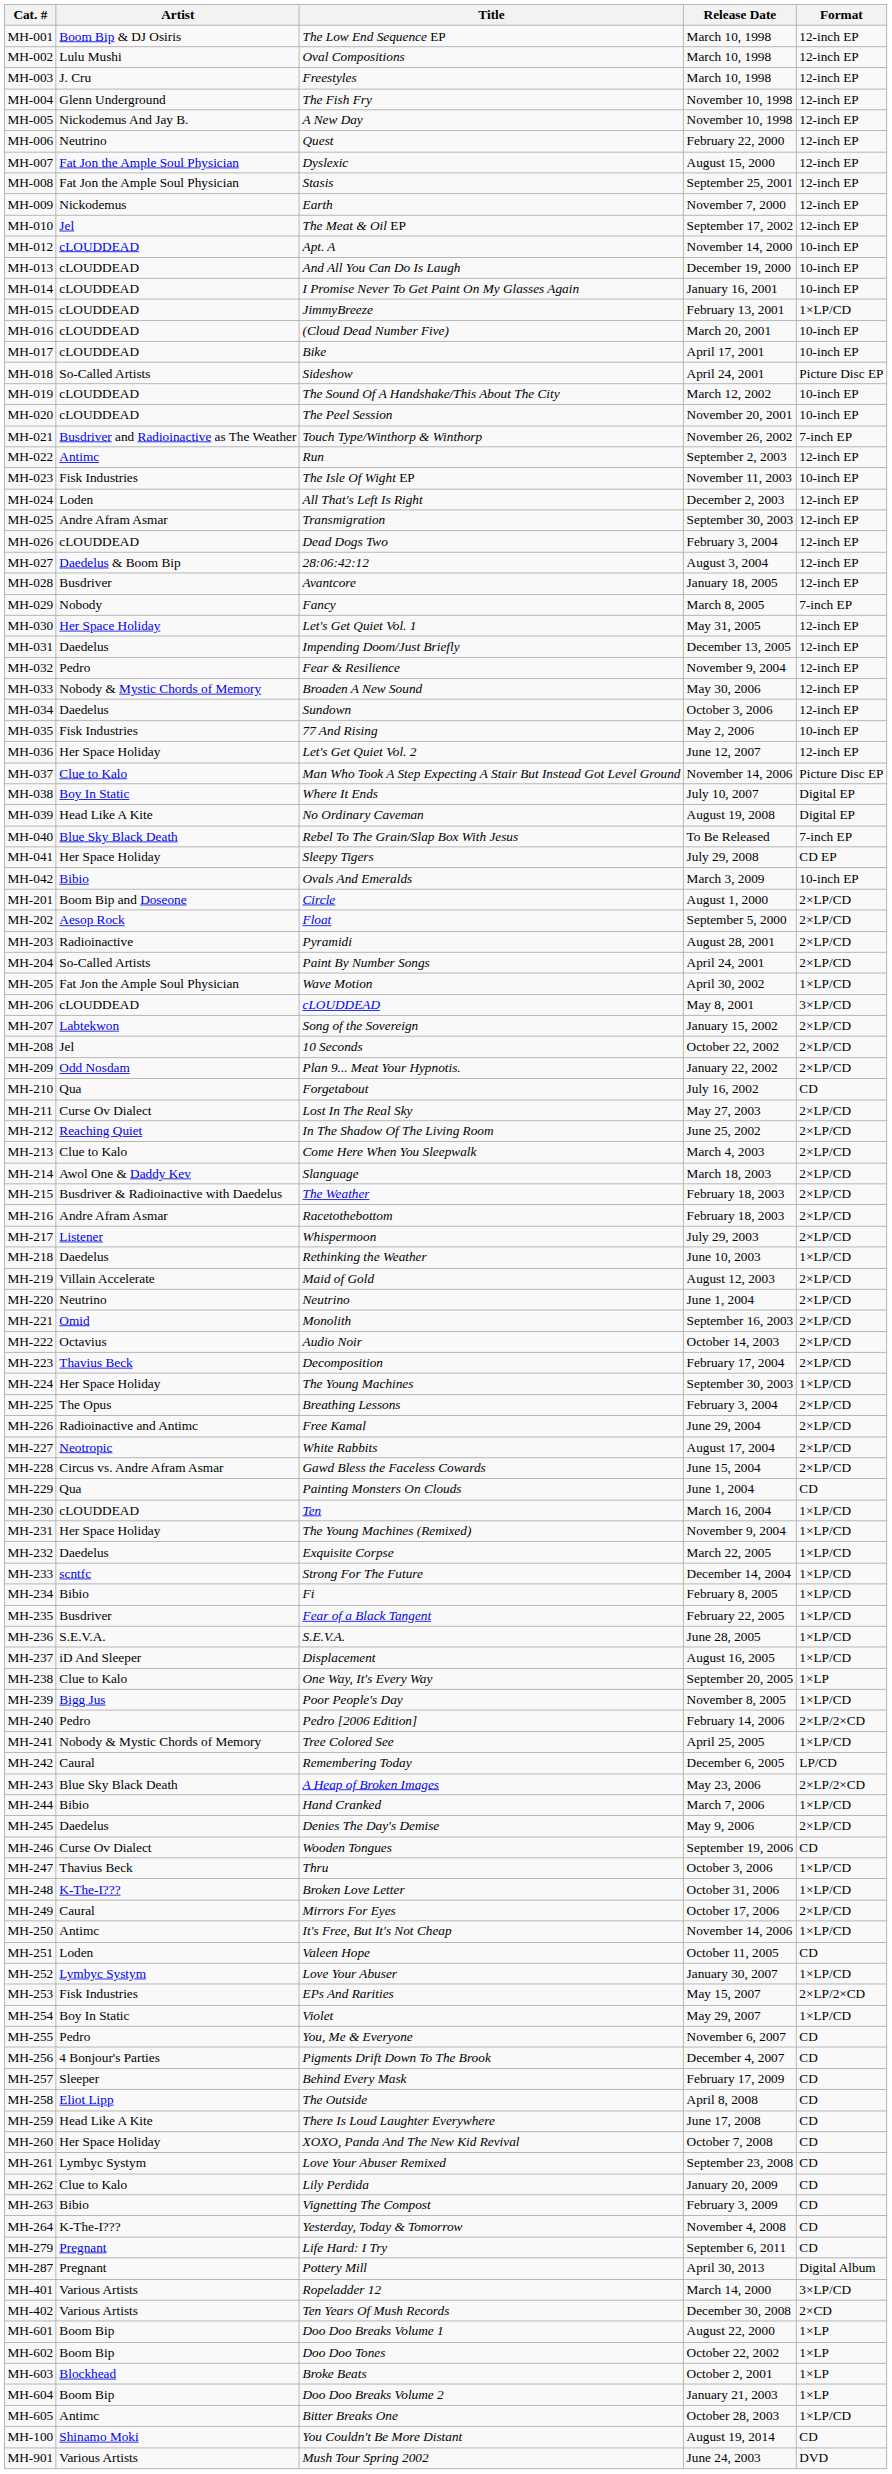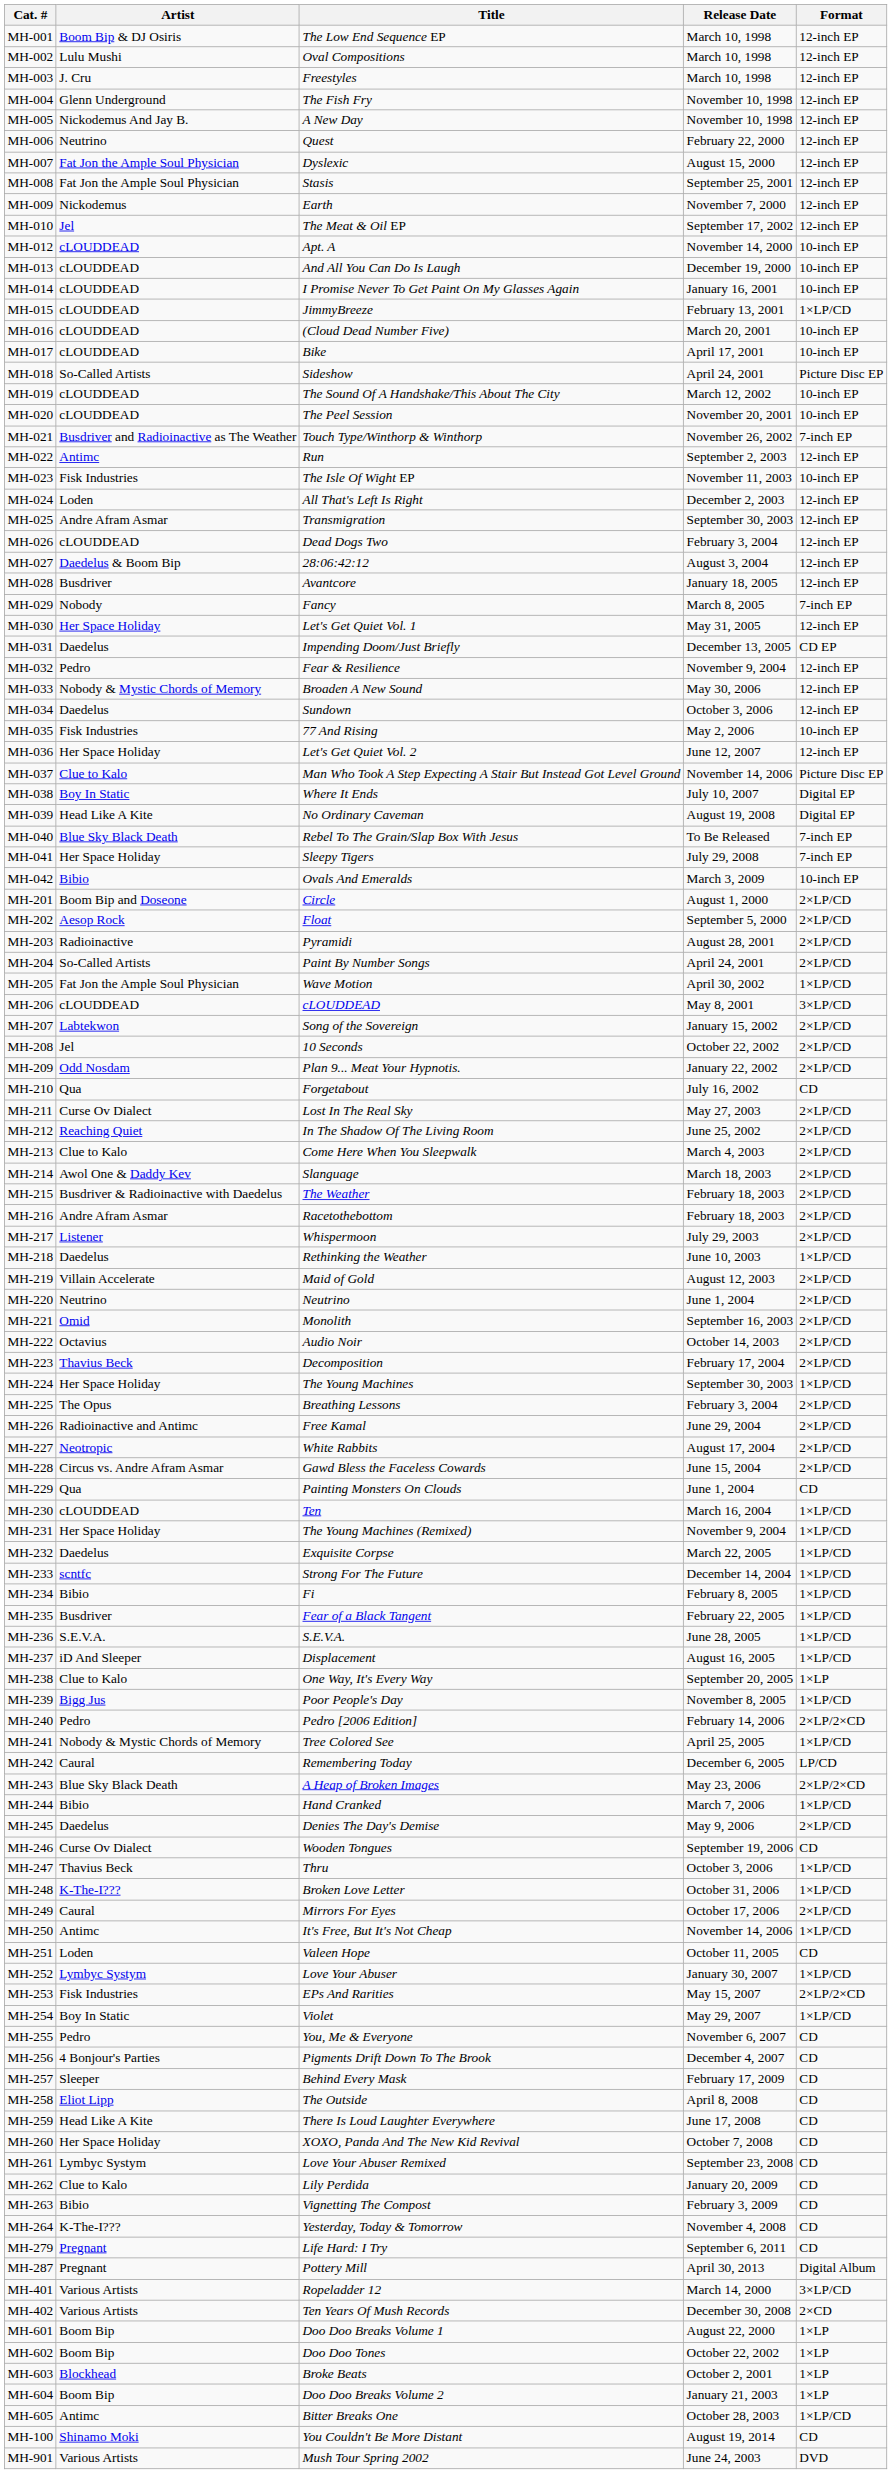(829, 646) 12-inch EP -> (818, 646) CD EP
(818, 857) CD EP -> (826, 857) 7-inch EP
